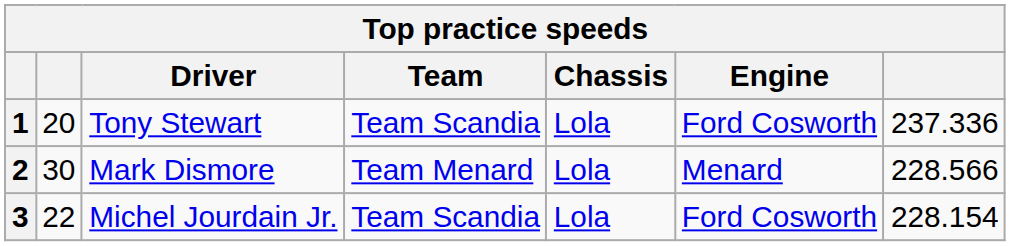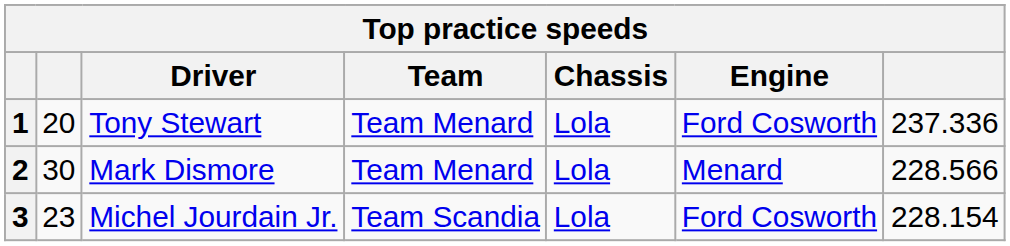(446, 123) Team Scandia -> (442, 123) Team Menard
(59, 217) 22 -> (59, 217) 23
